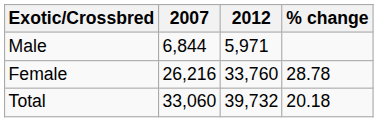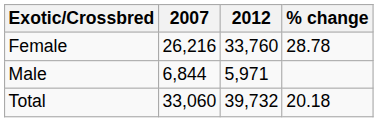rows swapped: (28, 46) <-> (38, 74)
